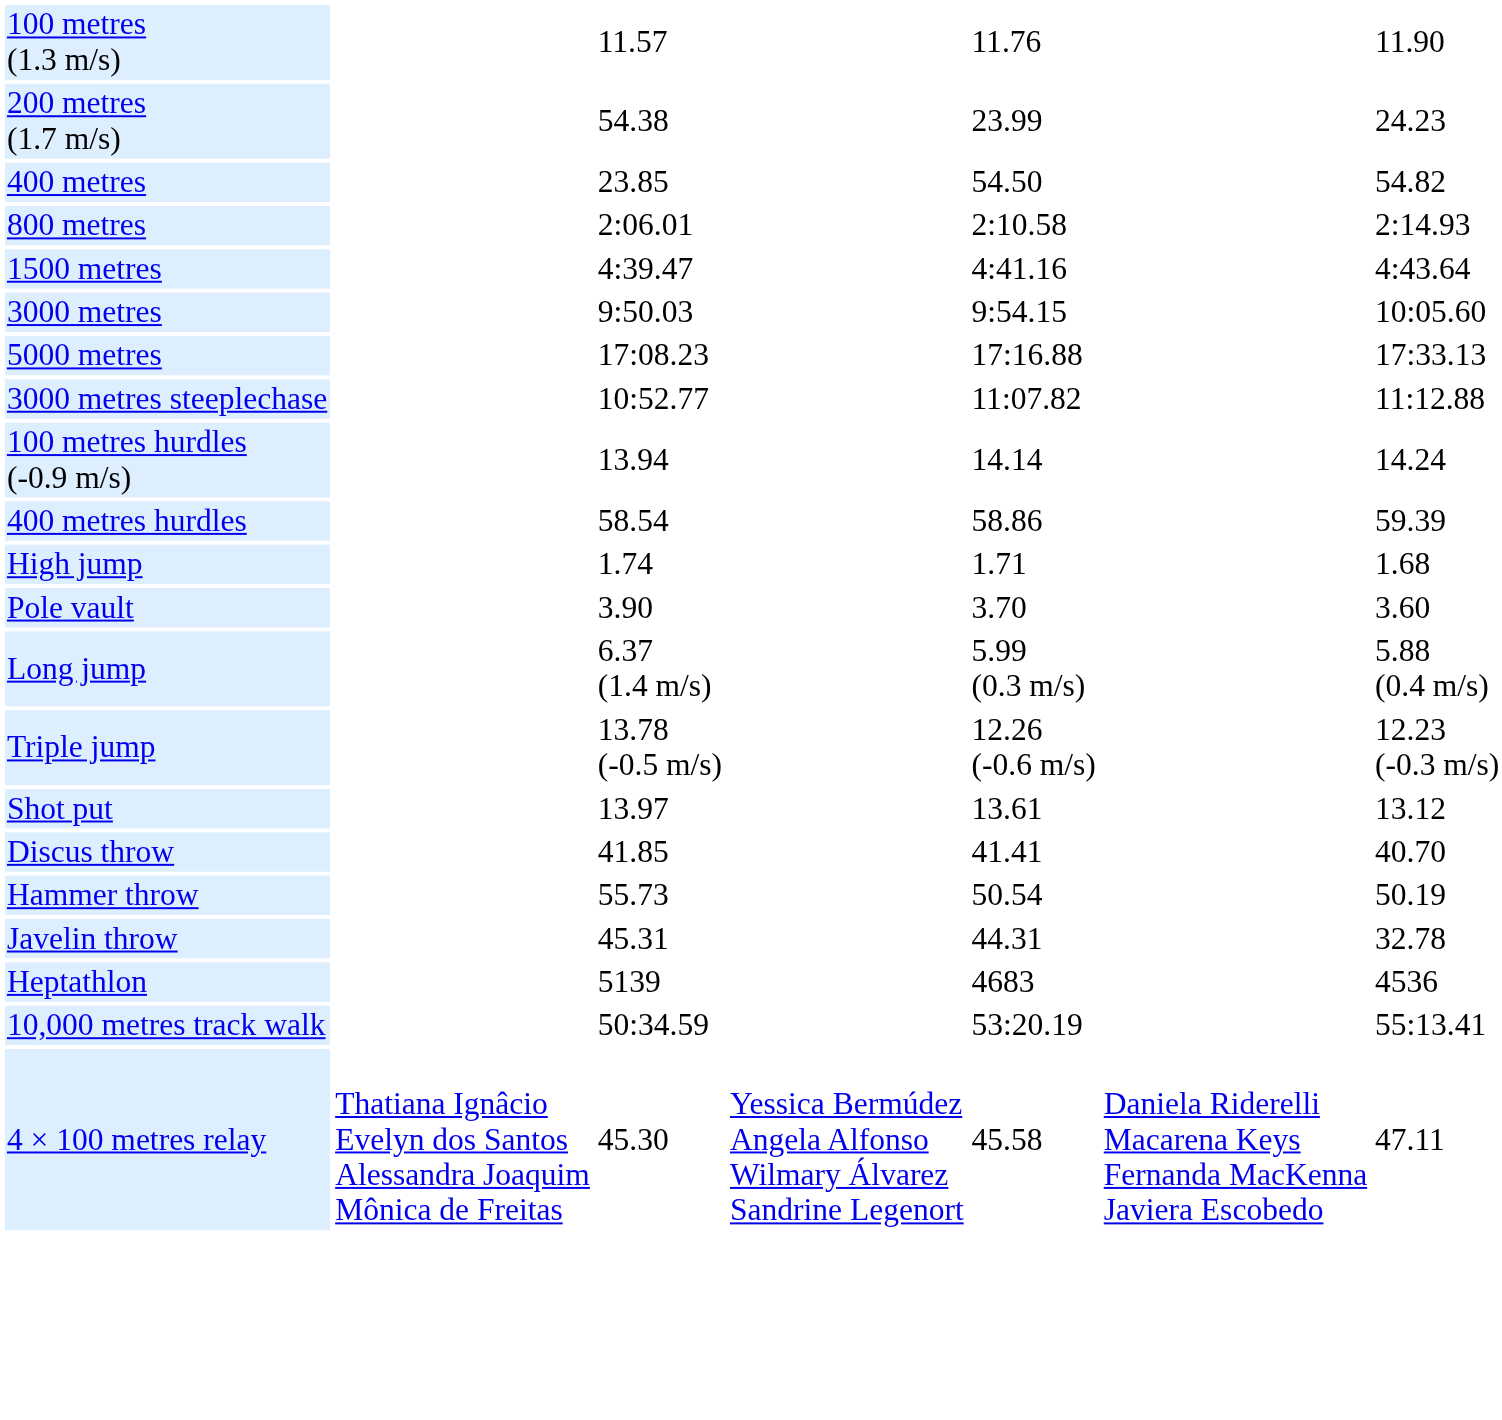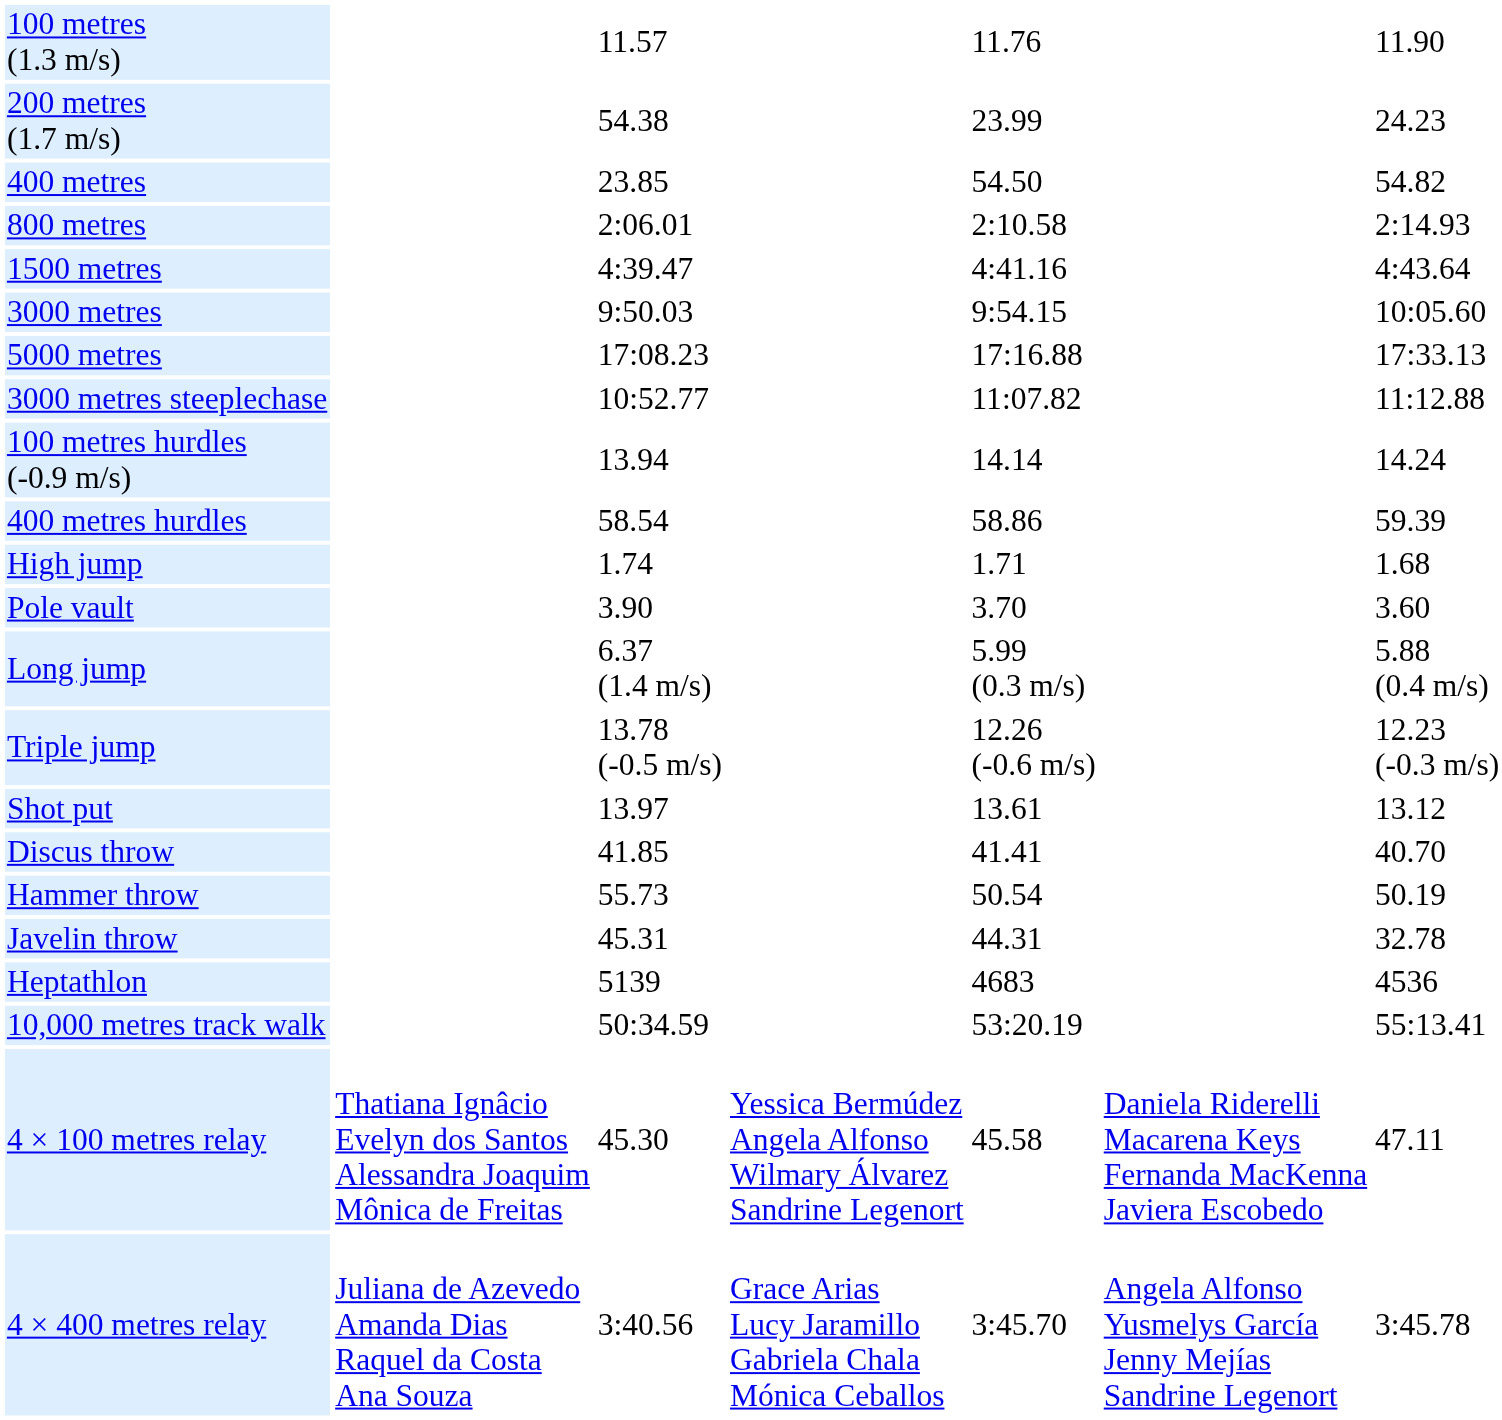+ row: (137, 1324)
